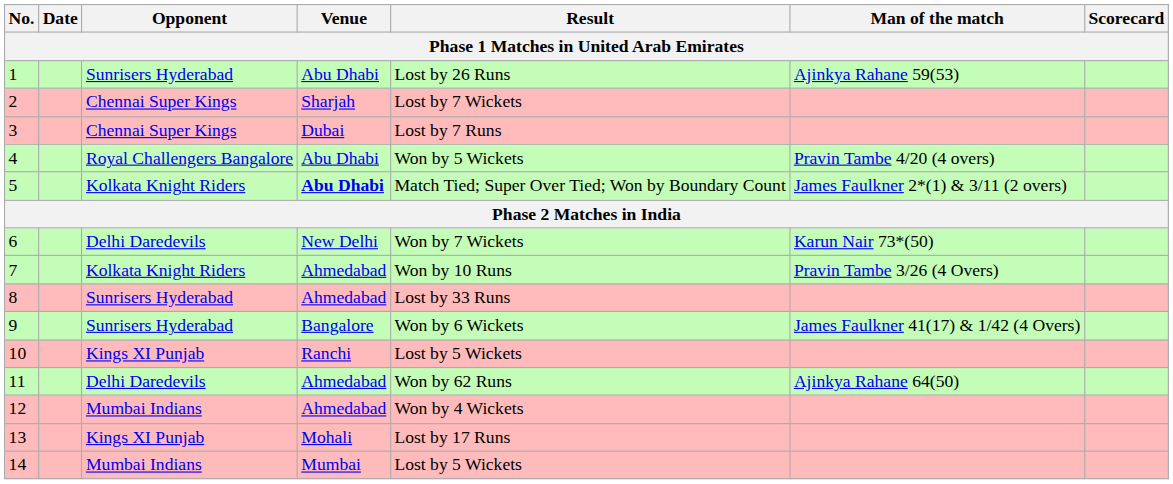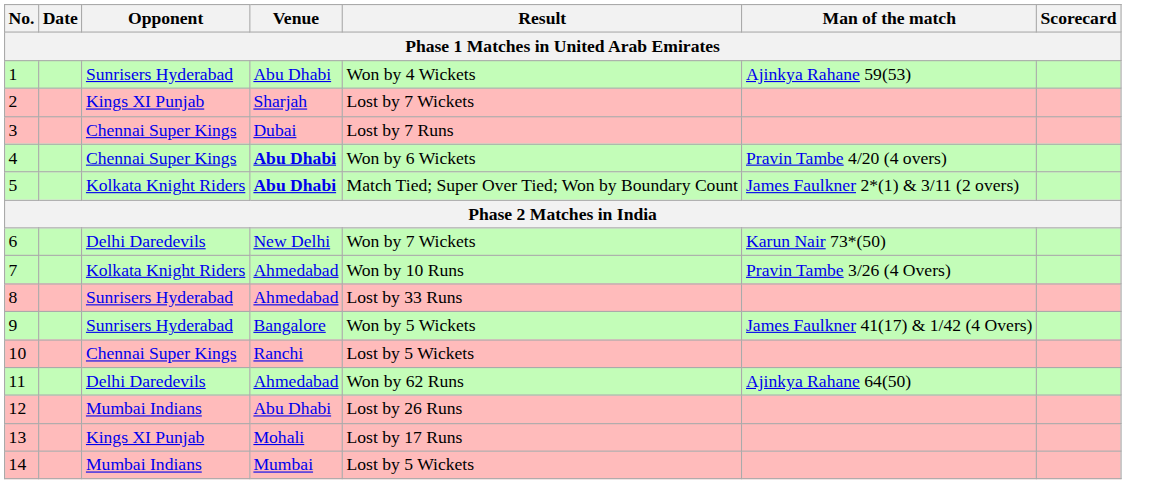(452, 74) Lost by 26 Runs -> (411, 74) Won by 4 Wickets
(161, 102) Chennai Super Kings -> (145, 102) Kings XI Punjab
(190, 158) Royal Challengers Bangalore -> (161, 158) Chennai Super Kings
(340, 158) normal -> (295, 158) bold
(459, 158) Won by 5 Wickets -> (411, 158) Won by 6 Wickets
(459, 325) Won by 6 Wickets -> (411, 325) Won by 5 Wickets
(145, 353) Kings XI Punjab -> (161, 353) Chennai Super Kings
(344, 409) Ahmedabad -> (292, 409) Abu Dhabi
(459, 409) Won by 4 Wickets -> (405, 409) Lost by 26 Runs
